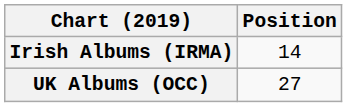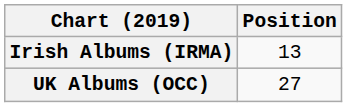(290, 53) 14 -> (290, 53) 13
